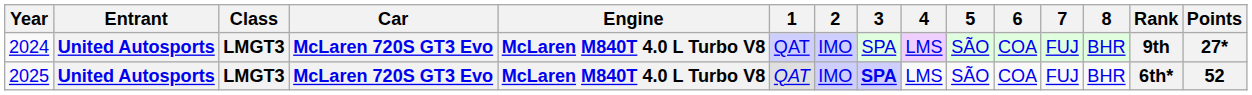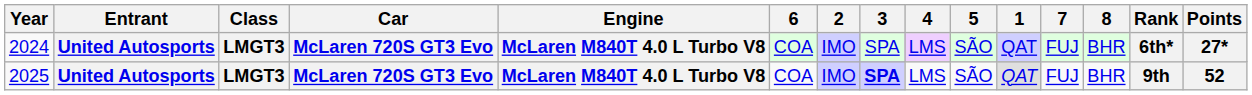columns swapped: (792, 19) <-> (1017, 19)
(1156, 47) 9th -> (1156, 47) 6th*
(1156, 76) 6th* -> (1156, 76) 9th
